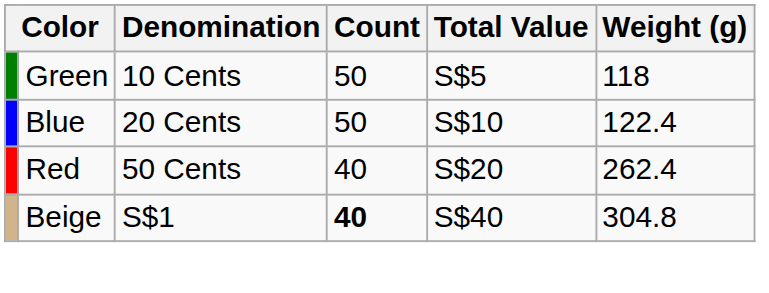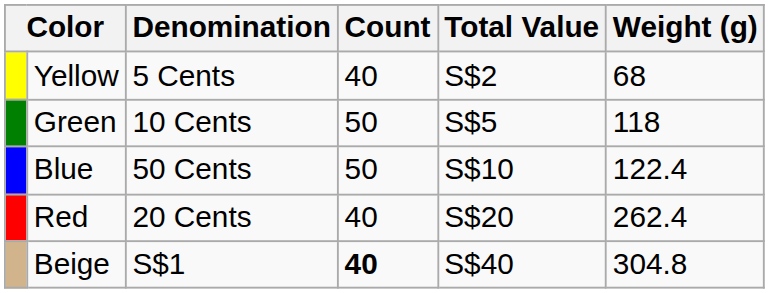+ row: (76, 75)
(181, 122) 20 Cents -> (192, 169) 50 Cents
(181, 169) 50 Cents -> (192, 216) 20 Cents
